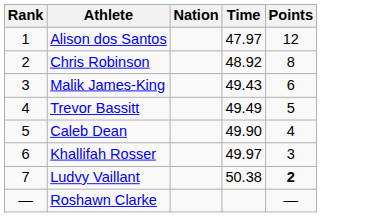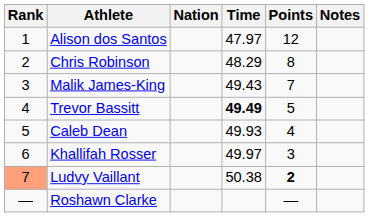+ column: (340, 16)
(244, 62) 48.92 -> (244, 62) 48.29
(291, 85) 6 -> (291, 85) 7
(244, 108) normal -> (244, 108) bold
(244, 131) 49.90 -> (244, 131) 49.93
(26, 177) no background -> (26, 177) lightsalmon background
